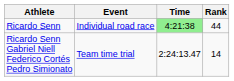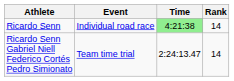(216, 26) 44 -> (216, 26) 14
